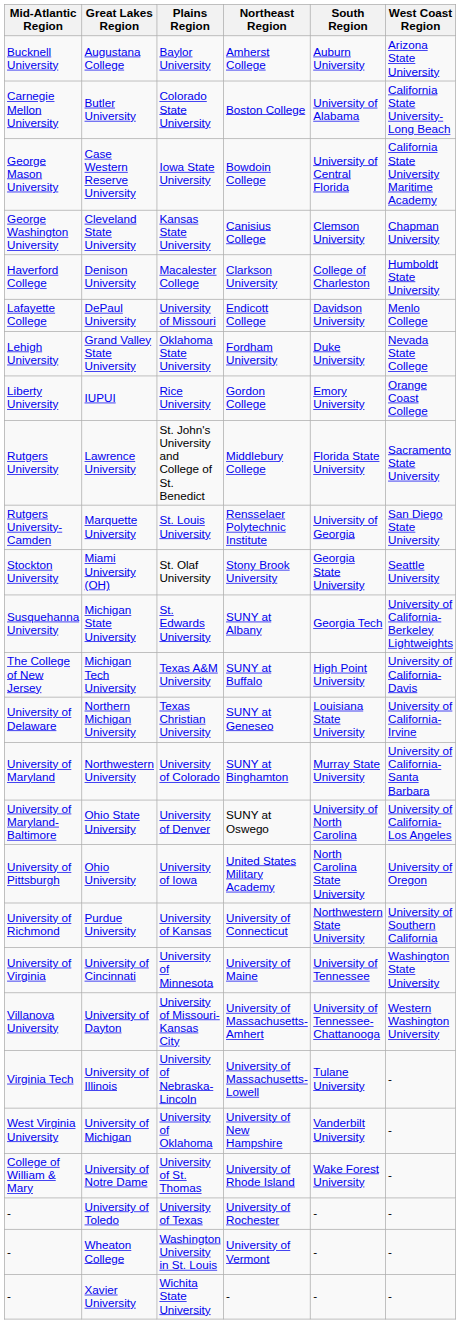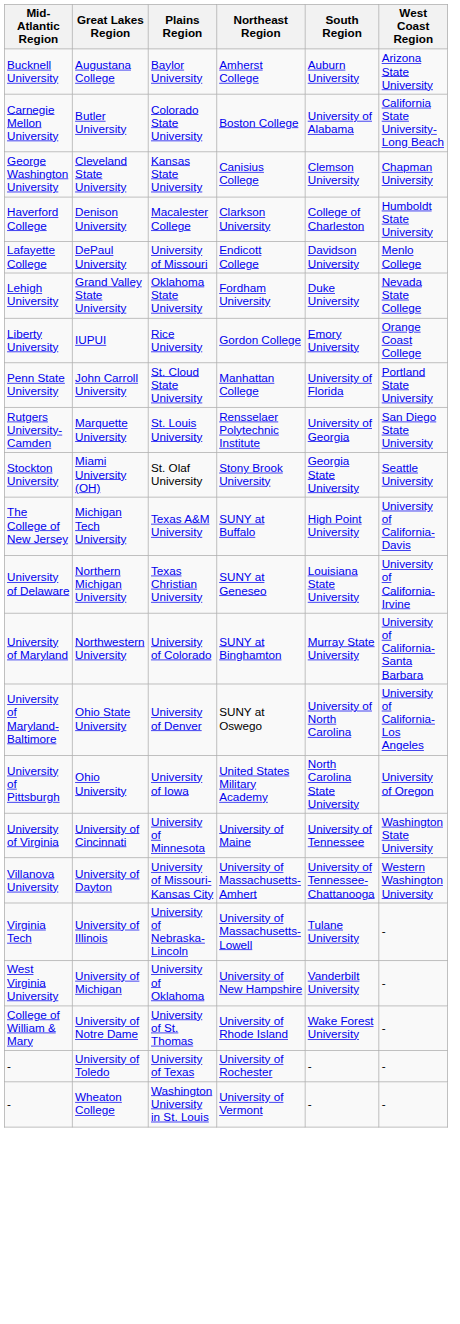- row: (110, 174)
+ row: (107, 385)
- row: (110, 462)
- row: (110, 623)
- row: (110, 925)
- row: (110, 1296)
